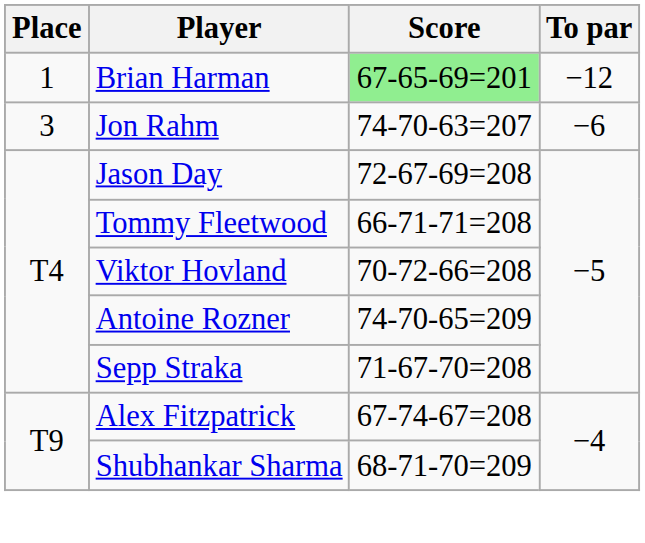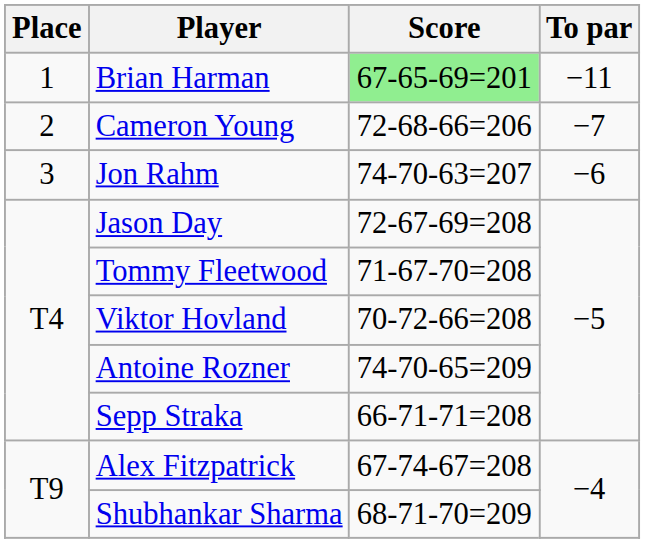(589, 77) −12 -> (589, 77) −11
+ row: (195, 125)
(444, 222) 66-71-71=208 -> (444, 271) 71-67-70=208
(444, 367) 71-67-70=208 -> (444, 416) 66-71-71=208
